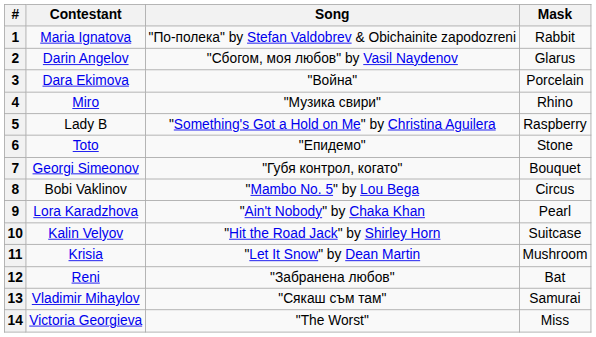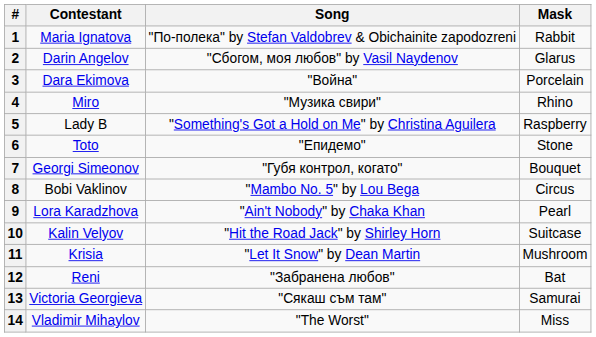(86, 299) Vladimir Mihaylov -> (86, 299) Victoria Georgieva
(86, 320) Victoria Georgieva -> (86, 320) Vladimir Mihaylov
